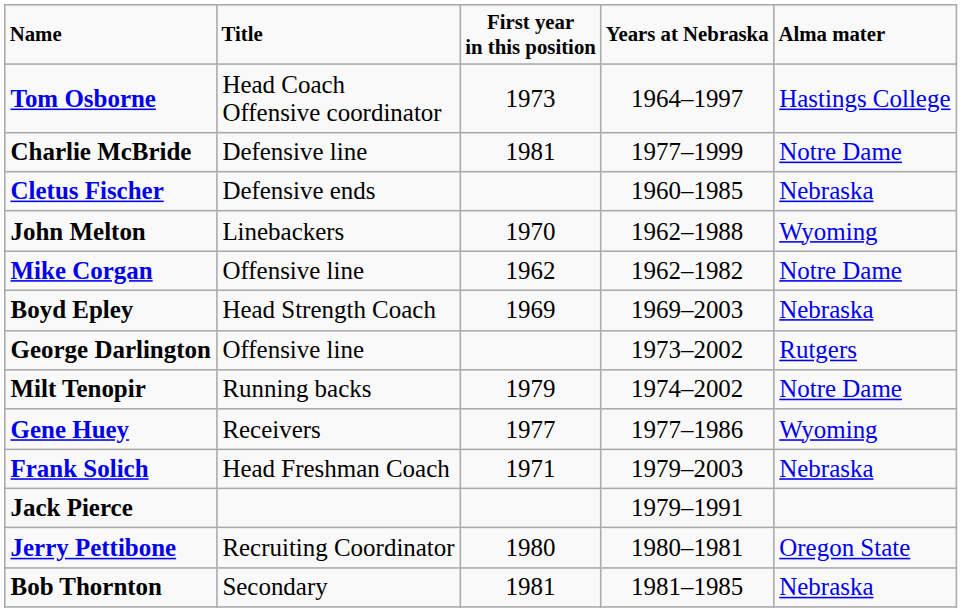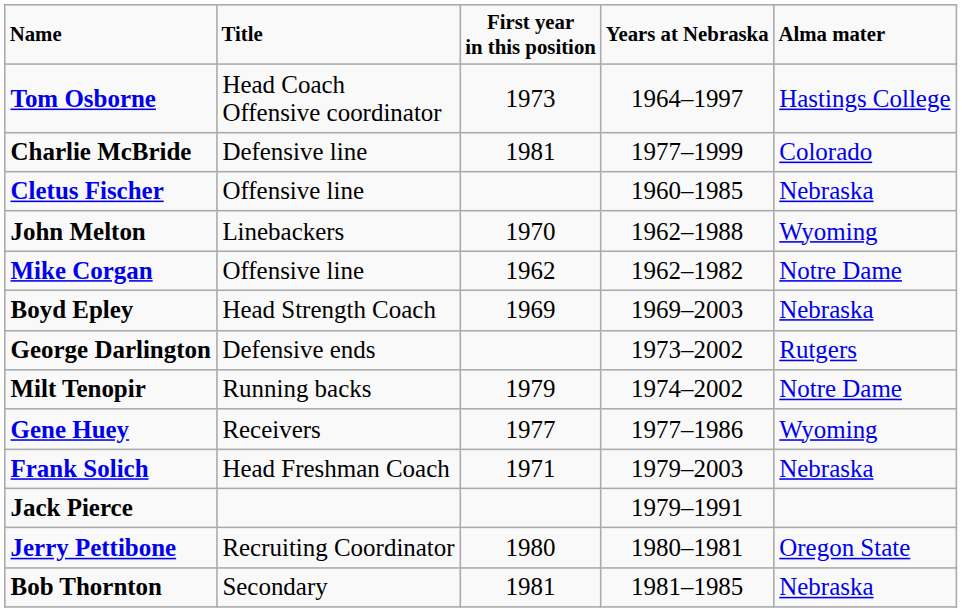(841, 151) Notre Dame -> (826, 151) Colorado
(299, 191) Defensive ends -> (293, 191) Offensive line
(293, 349) Offensive line -> (299, 349) Defensive ends
